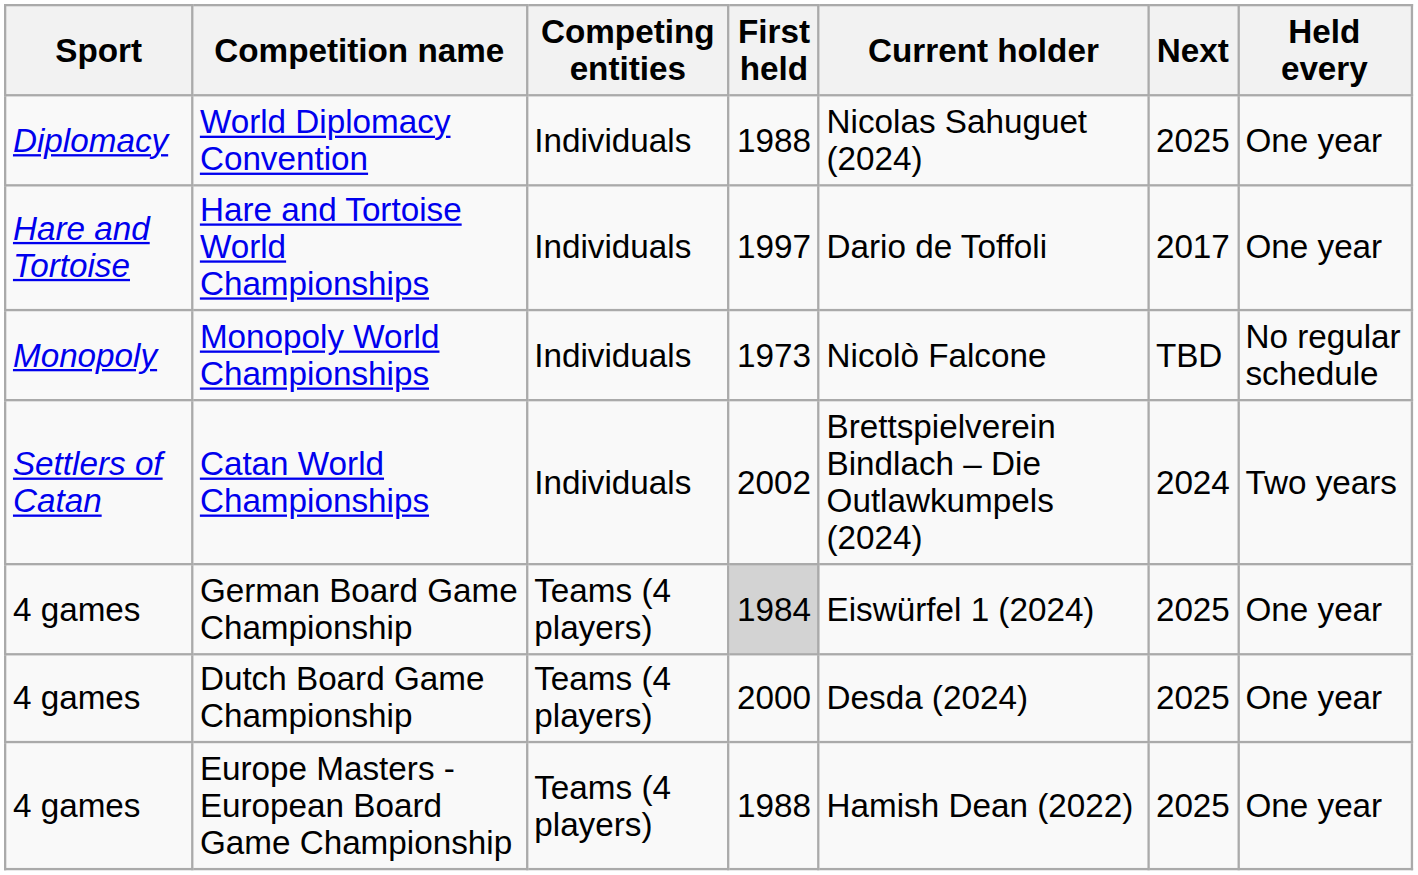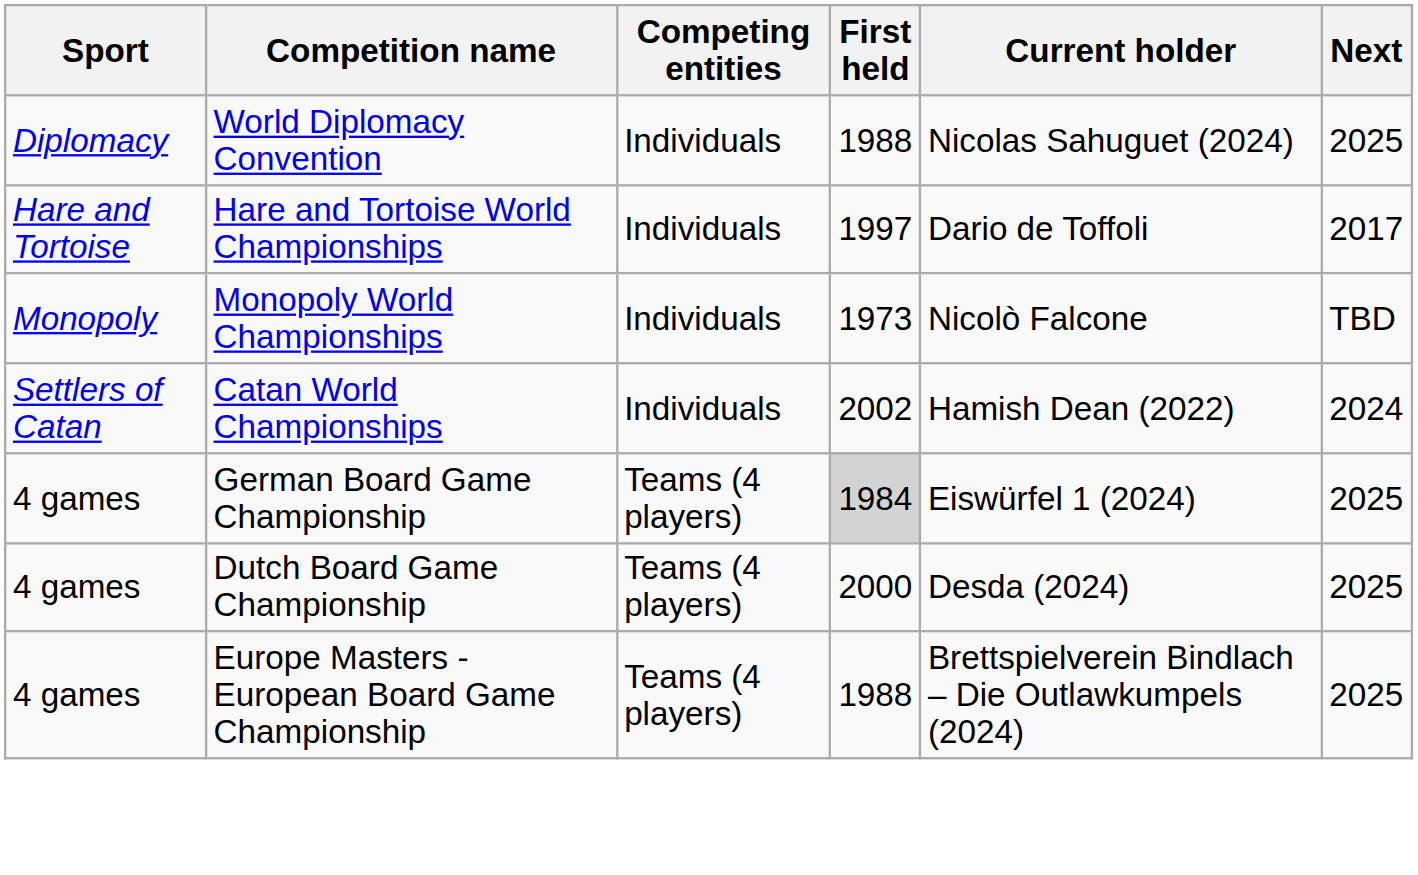- column: (1324, 50)
(941, 482) Brettspielverein Bindlach – Die Outlawkumpels (2024) -> (1081, 408) Hamish Dean (2022)
(980, 806) Hamish Dean (2022) -> (1111, 695) Brettspielverein Bindlach – Die Outlawkumpels (2024)
